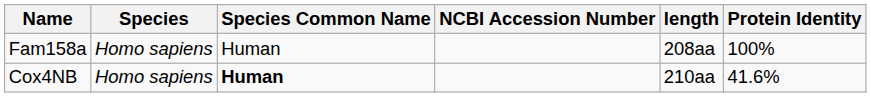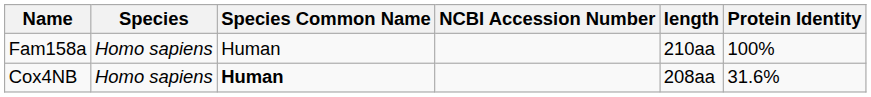(689, 48) 208aa -> (689, 48) 210aa
(689, 77) 210aa -> (689, 77) 208aa
(754, 77) 41.6% -> (754, 77) 31.6%
